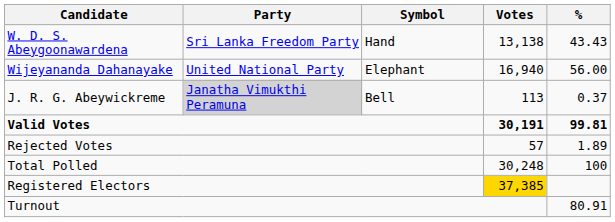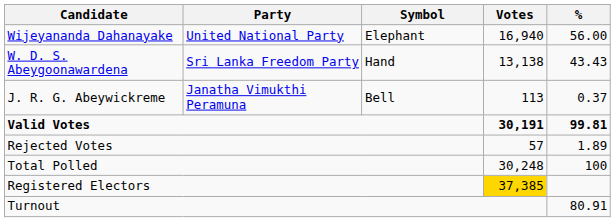rows swapped: (90, 70) <-> (68, 42)
(246, 97) lightgrey background -> (246, 97) no background
